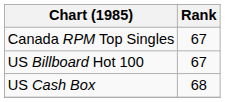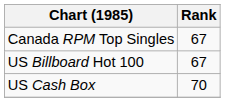(199, 85) 68 -> (199, 85) 70
